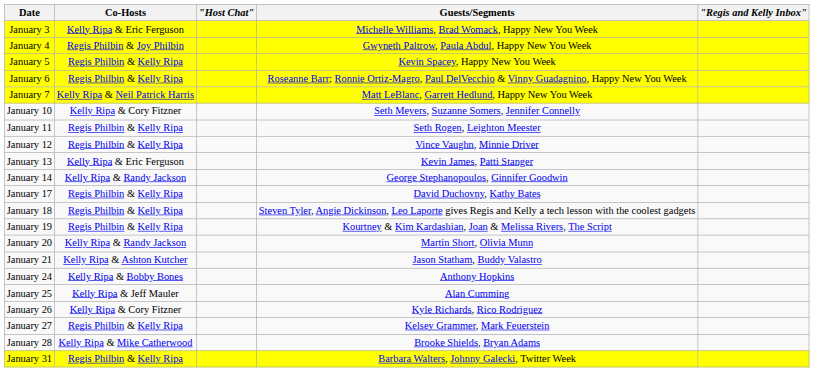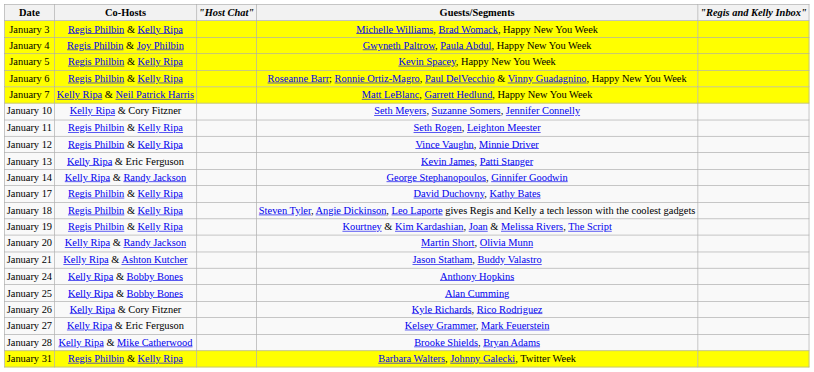(125, 29) Kelly Ripa & Eric Ferguson -> (125, 29) Regis Philbin & Kelly Ripa
(125, 293) Kelly Ripa & Jeff Mauler -> (125, 293) Kelly Ripa & Bobby Bones
(125, 326) Regis Philbin & Kelly Ripa -> (125, 326) Kelly Ripa & Eric Ferguson
